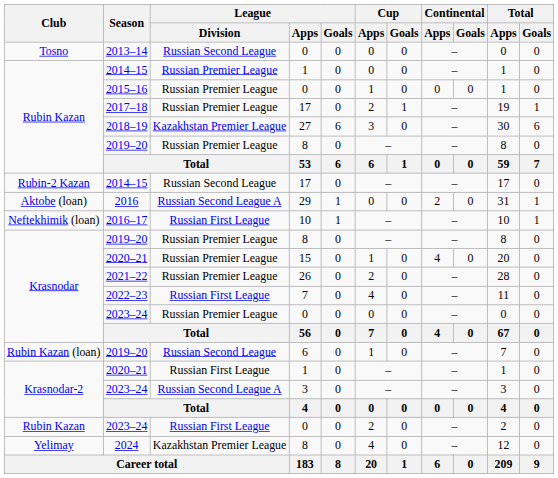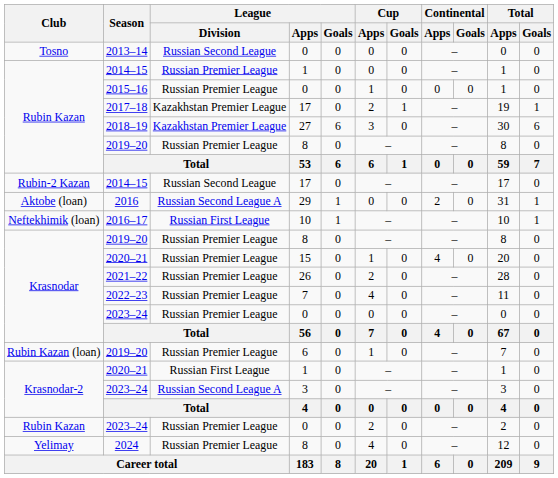(220, 107) Russian Premier League -> (220, 107) Kazakhstan Premier League
(220, 295) Russian First League -> (220, 295) Russian Premier League
(220, 351) Russian Second League -> (220, 351) Russian Premier League
(220, 426) Russian First League -> (220, 426) Russian Premier League
(220, 445) Kazakhstan Premier League -> (220, 445) Russian Premier League
